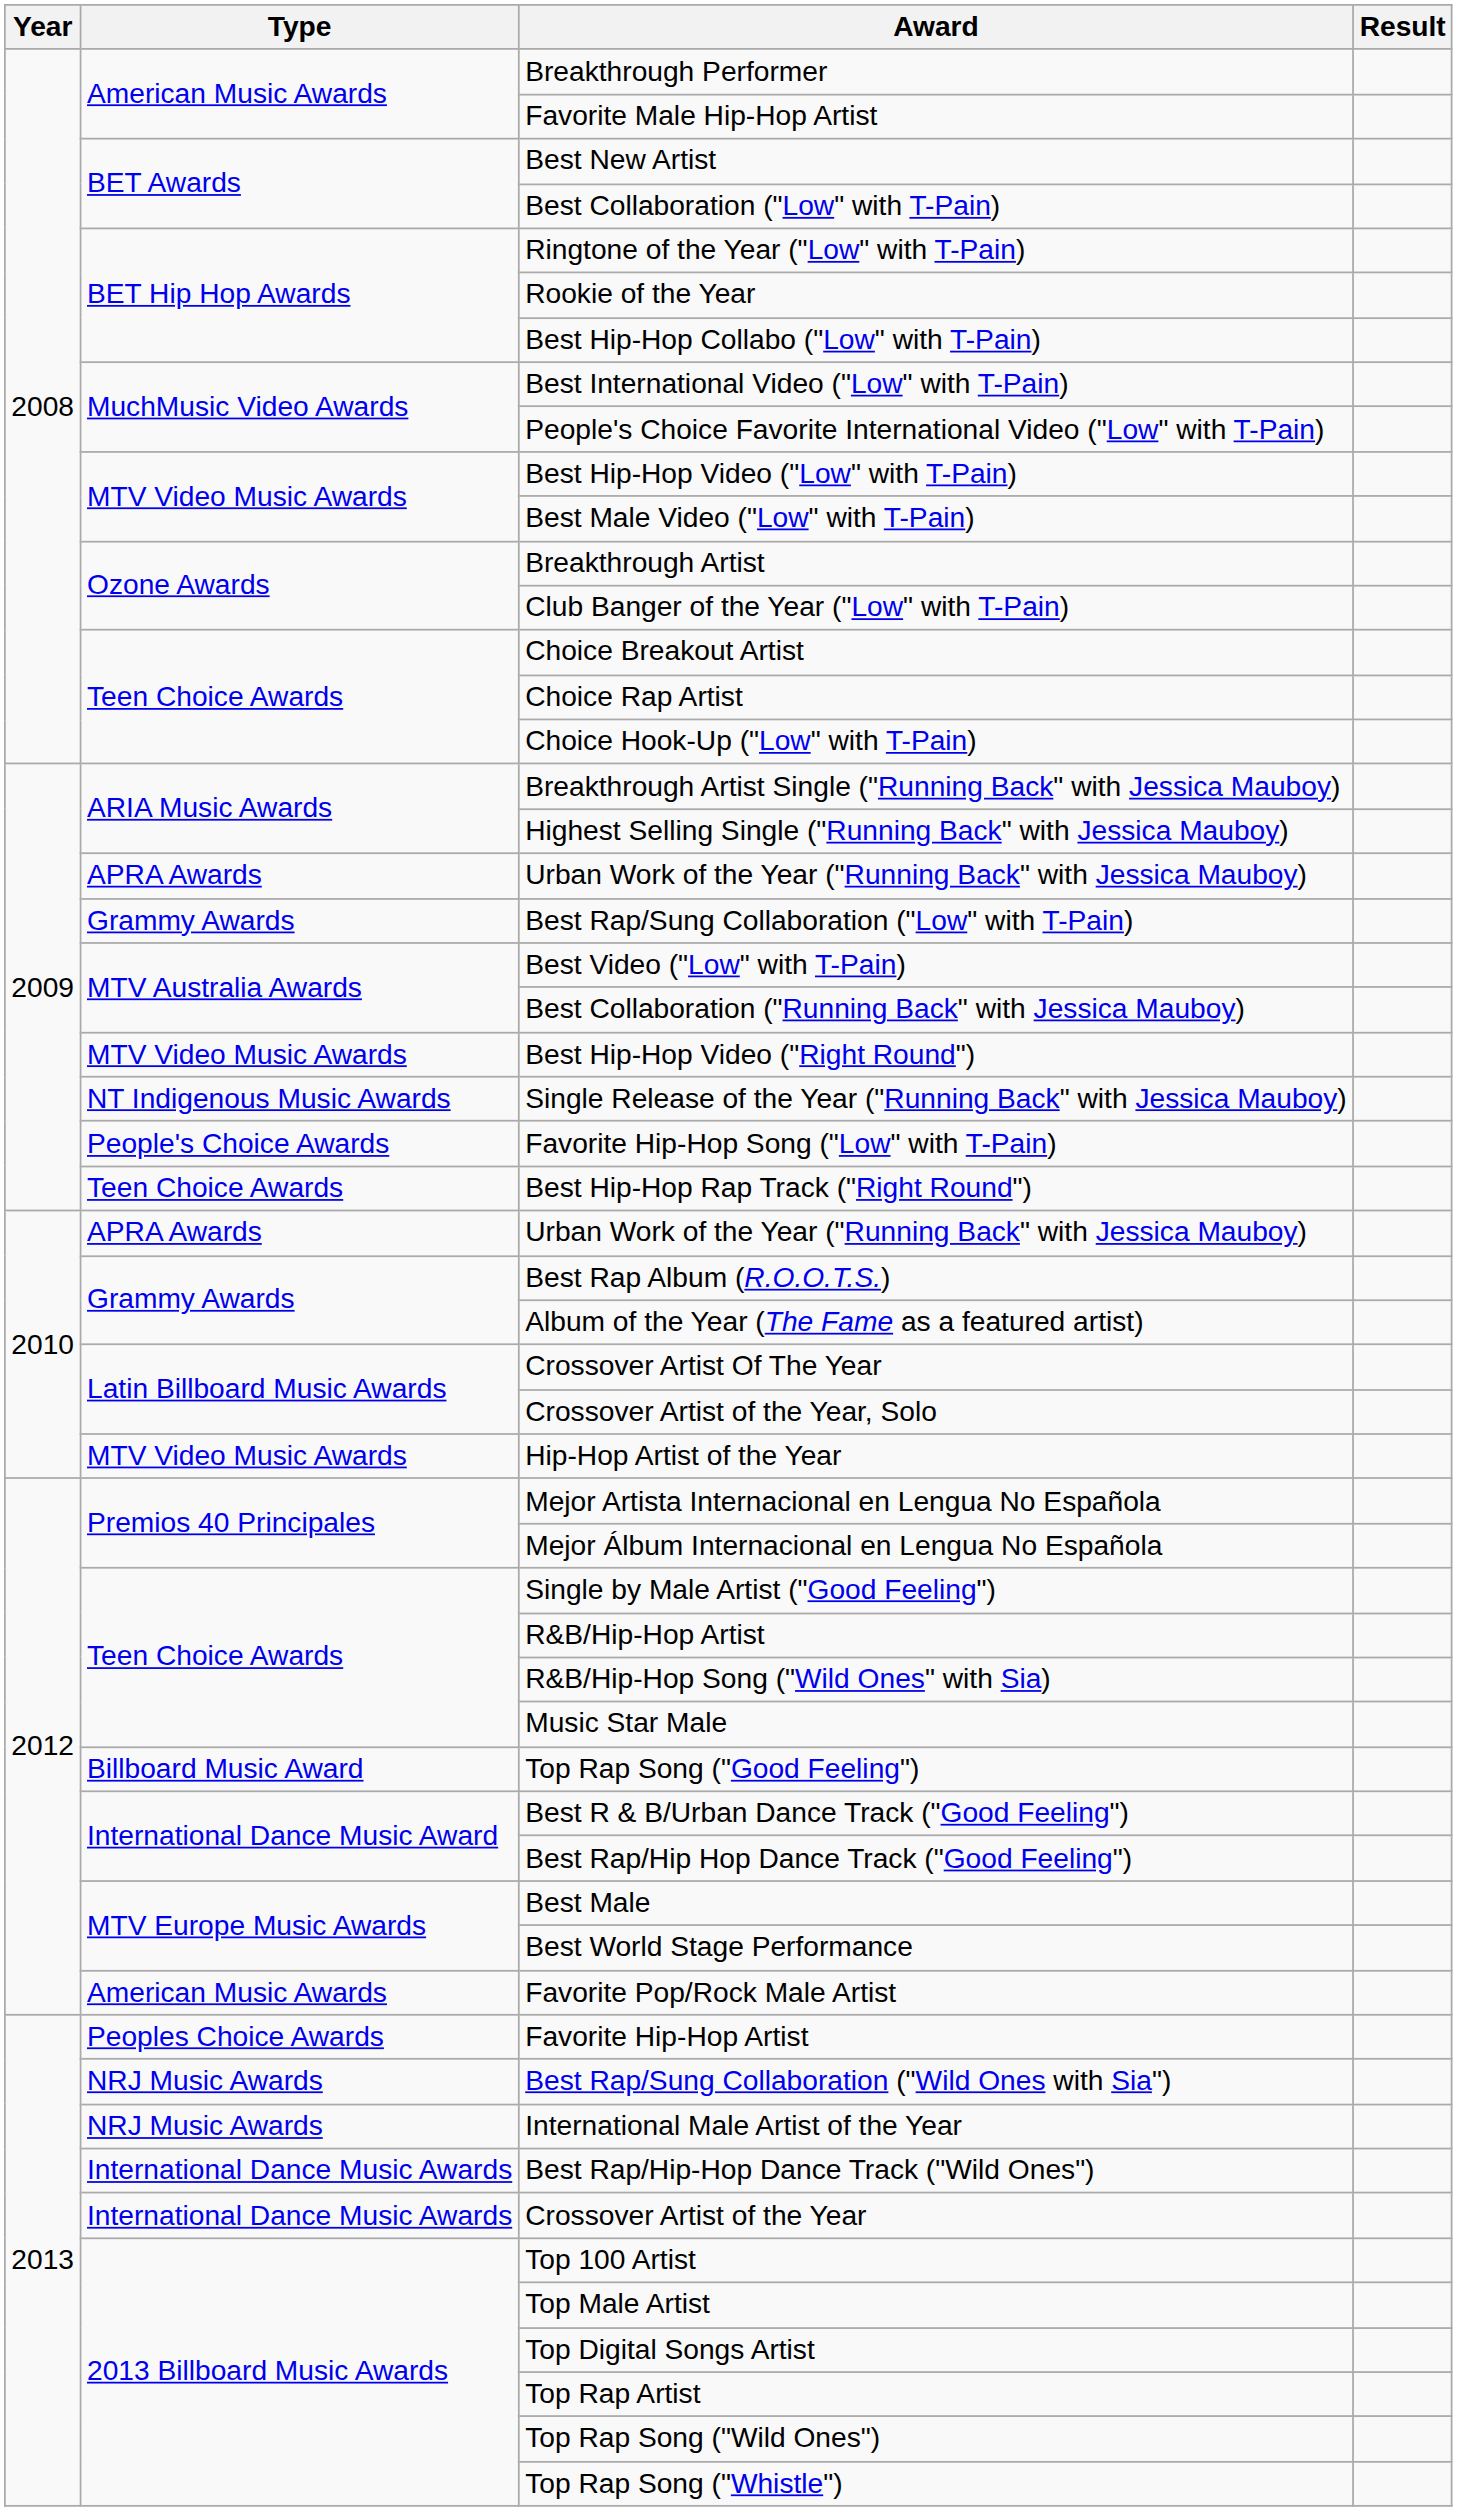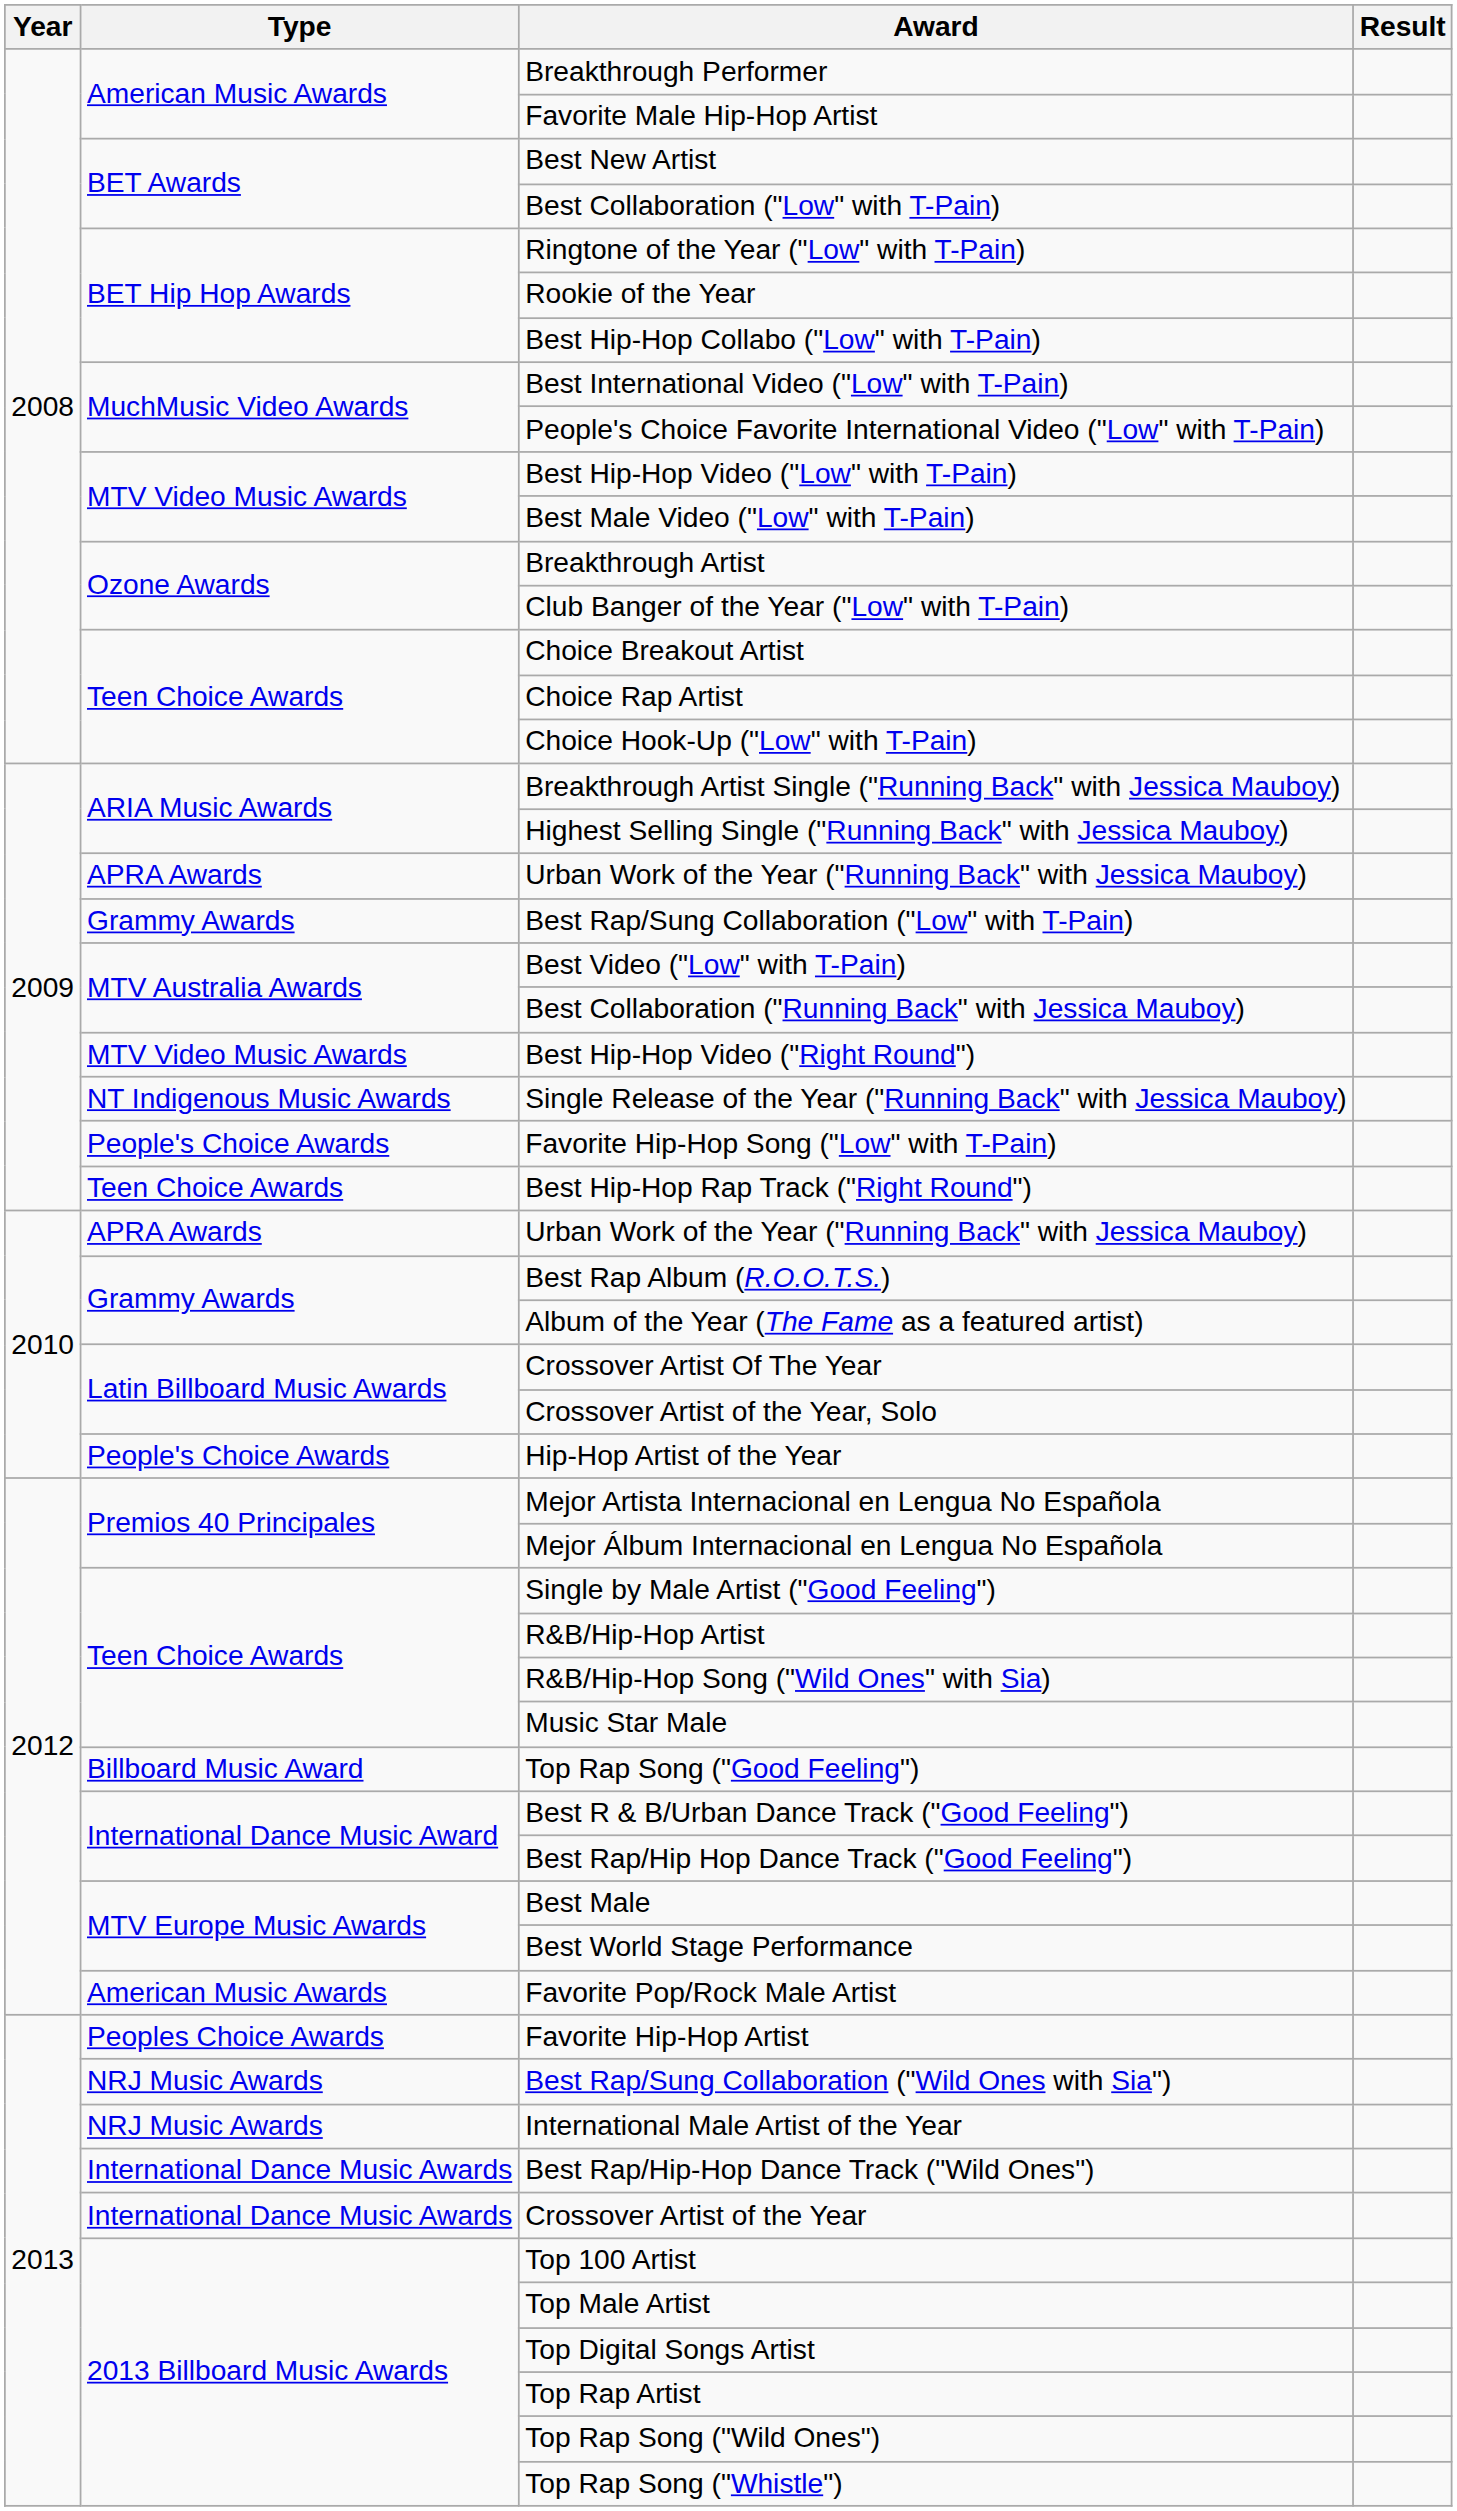(247, 1455) MTV Video Music Awards -> (238, 1455) People's Choice Awards
